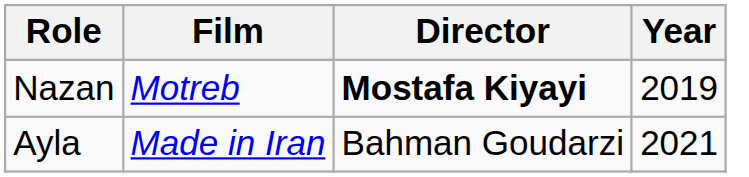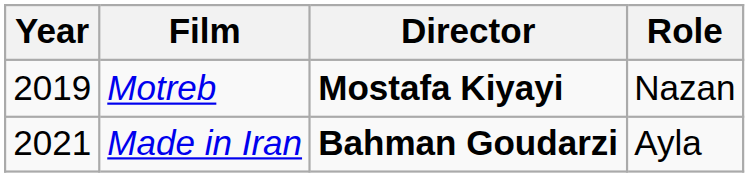columns swapped: (679, 32) <-> (64, 32)
(483, 143) normal -> (468, 143) bold
